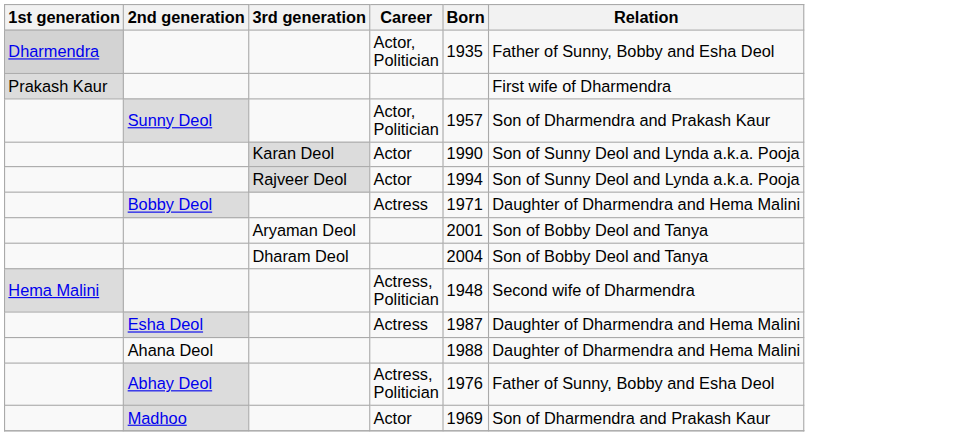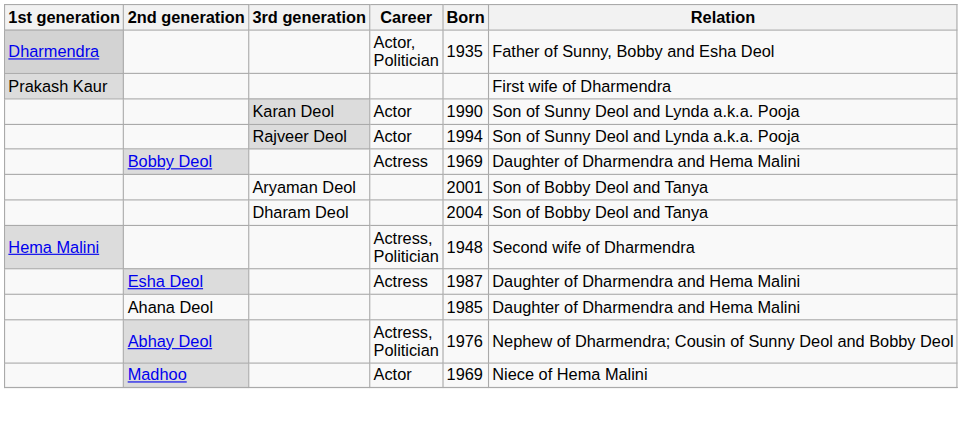- row: (170, 120)
(465, 205) 1971 -> (465, 162) 1969
(465, 350) 1988 -> (465, 306) 1985
(633, 384) Father of Sunny, Bobby and Esha Deol -> (723, 341) Nephew of Dharmendra; Cousin of Sunny Deol and Bobby Deol
(631, 418) Son of Dharmendra and Prakash Kaur -> (570, 375) Niece of Hema Malini
